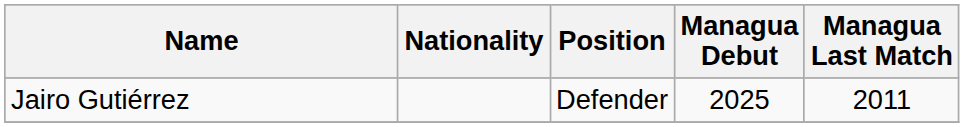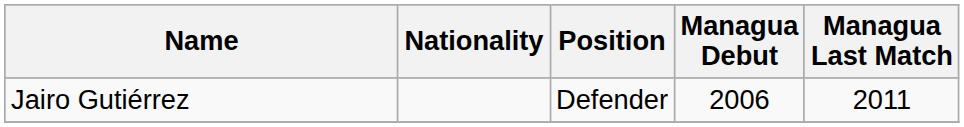(739, 99) 2025 -> (739, 99) 2006
